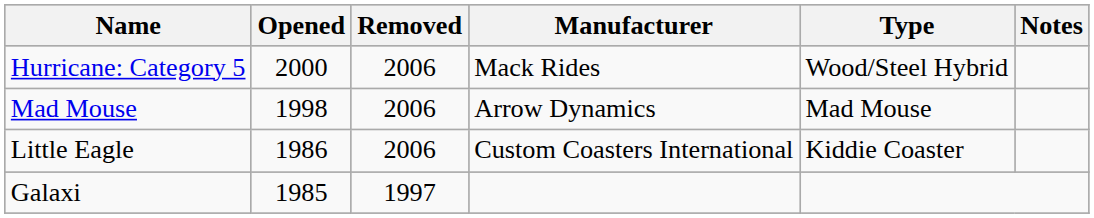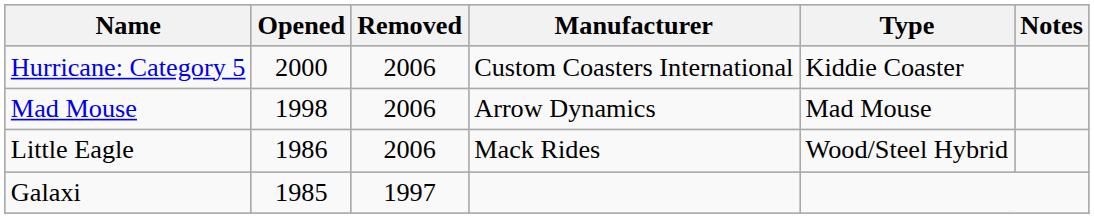(537, 66) Mack Rides -> (634, 66) Custom Coasters International
(907, 66) Wood/Steel Hybrid -> (885, 66) Kiddie Coaster
(634, 150) Custom Coasters International -> (537, 150) Mack Rides
(885, 150) Kiddie Coaster -> (907, 150) Wood/Steel Hybrid
